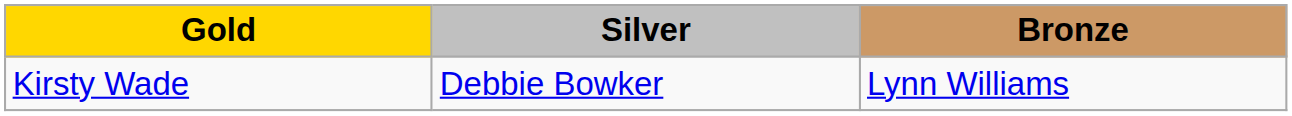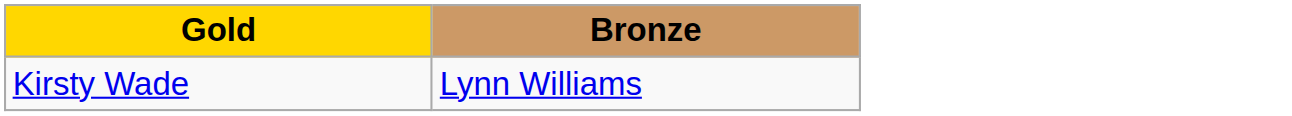- column: (646, 30)
